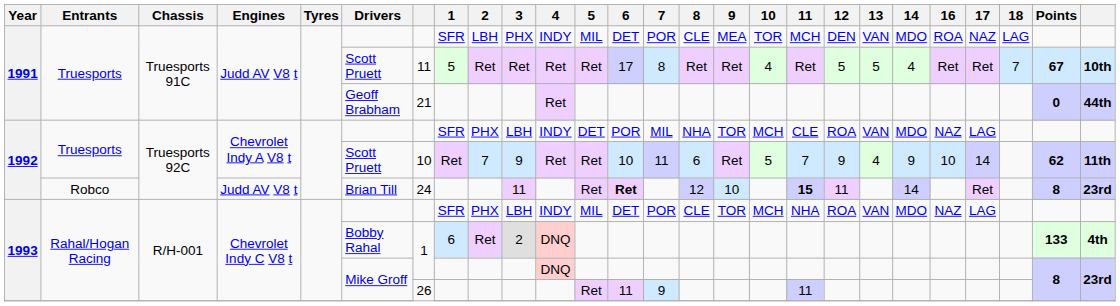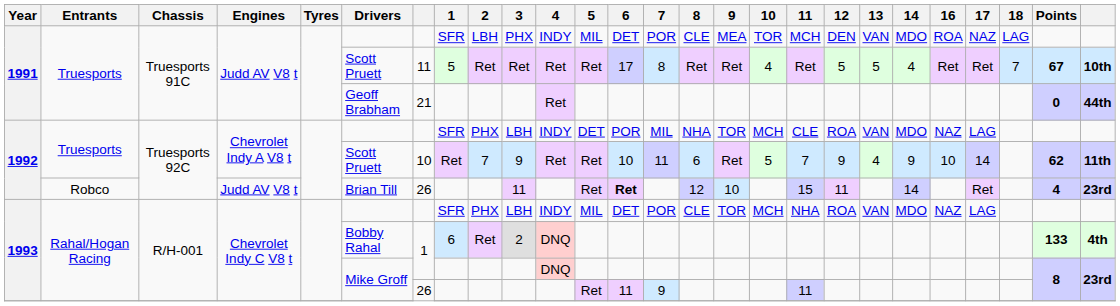(424, 189) 24 -> (424, 189) 26
(805, 189) bold -> (805, 189) normal
(1056, 189) 8 -> (1056, 189) 4
